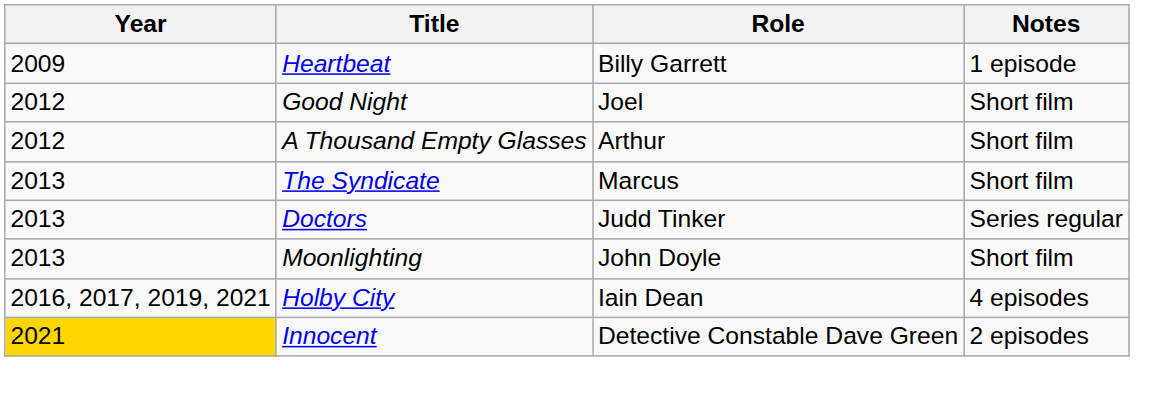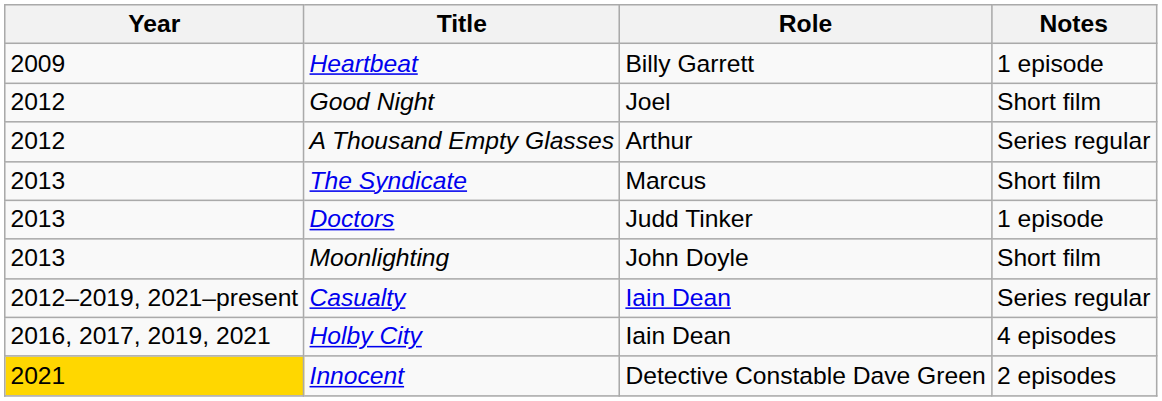(1022, 141) Short film -> (1074, 141) Series regular
(1046, 219) Series regular -> (1050, 219) 1 episode
+ row: (357, 297)
